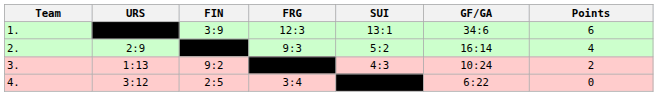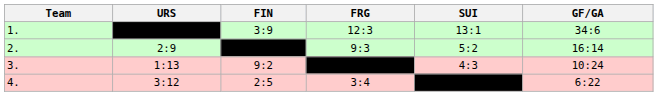- column: (591, 13)
